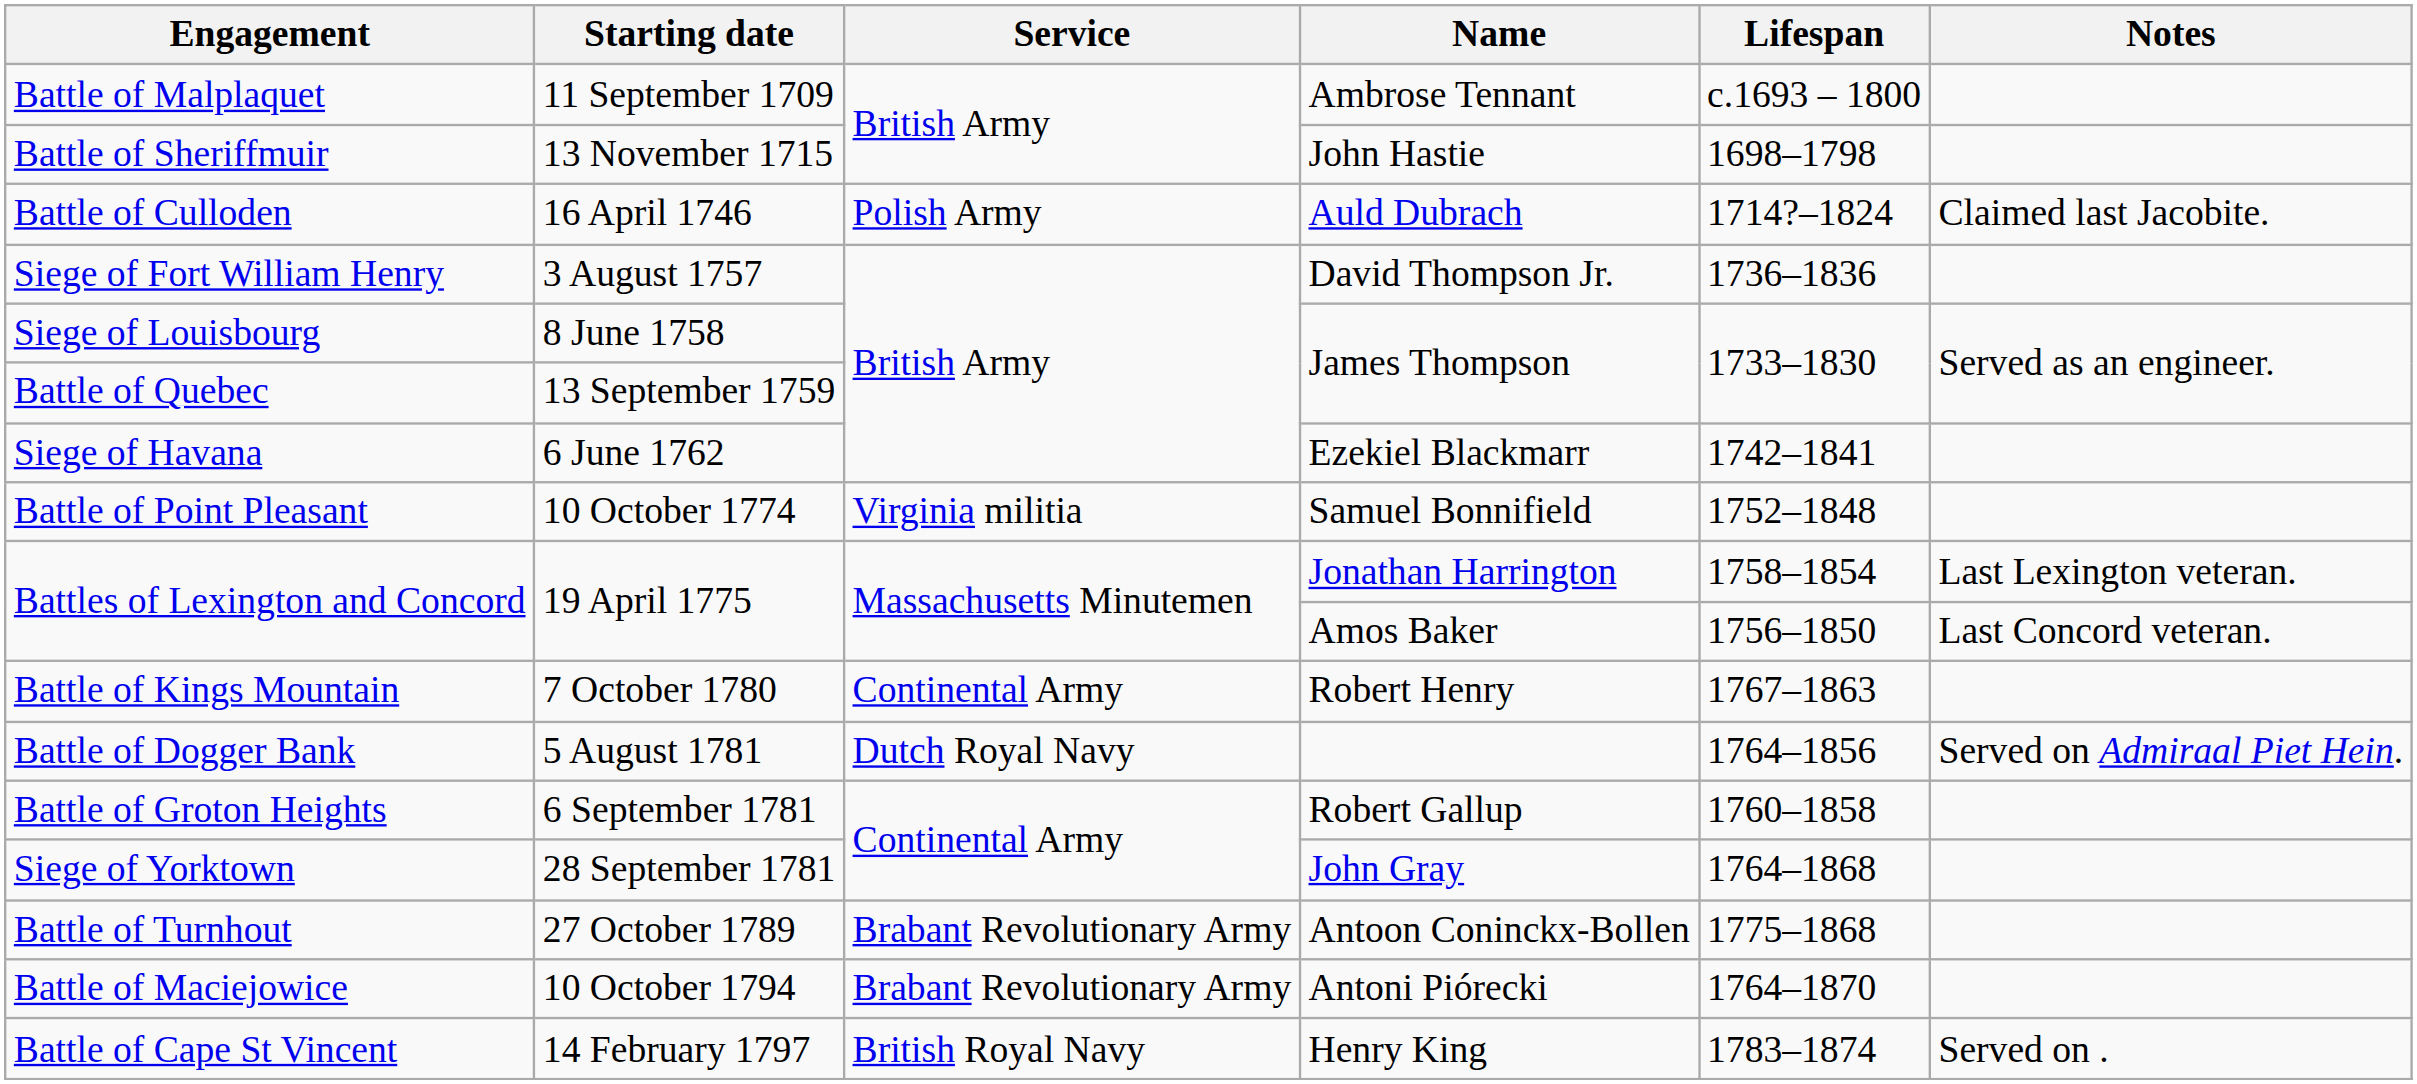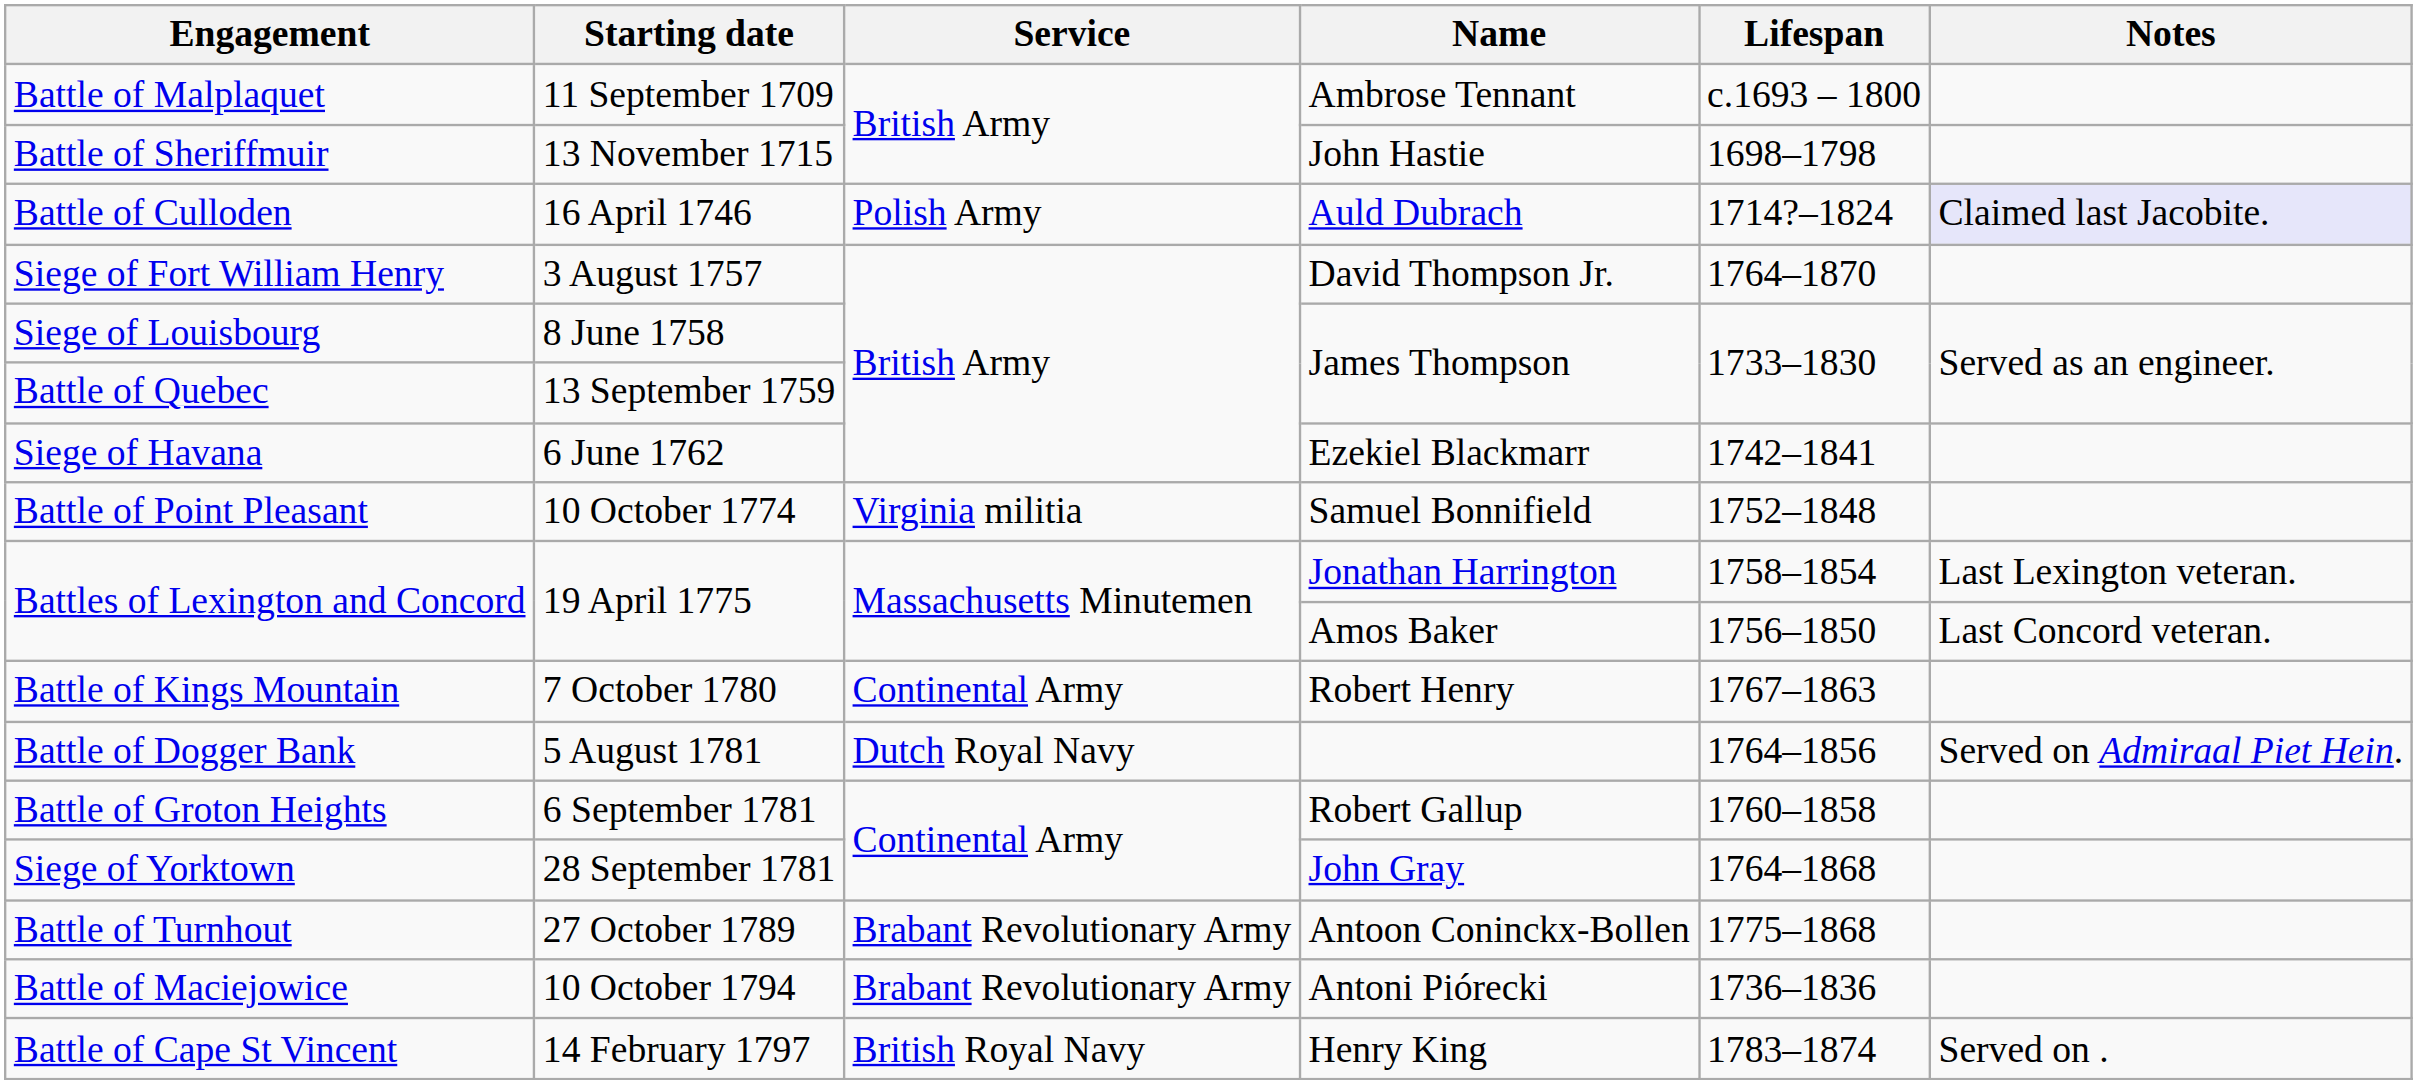(2104, 213) no background -> (2104, 213) lavender background
(1792, 272) 1736–1836 -> (1792, 272) 1764–1870
(1792, 988) 1764–1870 -> (1792, 988) 1736–1836
